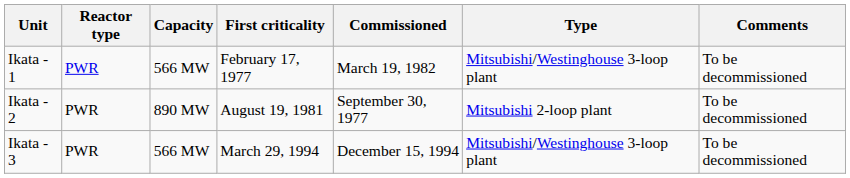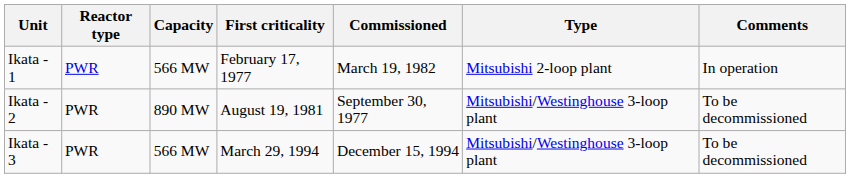(567, 67) Mitsubishi/Westinghouse 3-loop plant -> (539, 67) Mitsubishi 2-loop plant
(755, 67) To be decommissioned -> (740, 67) In operation
(539, 109) Mitsubishi 2-loop plant -> (567, 109) Mitsubishi/Westinghouse 3-loop plant
